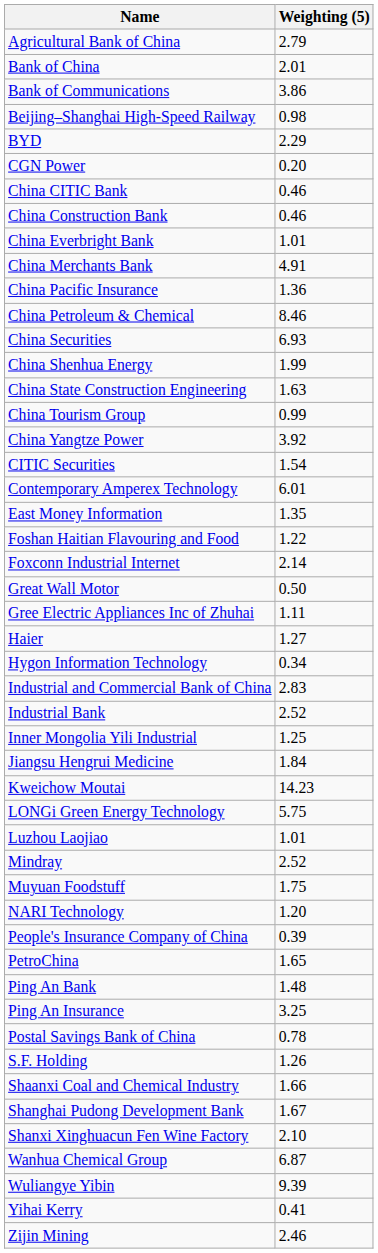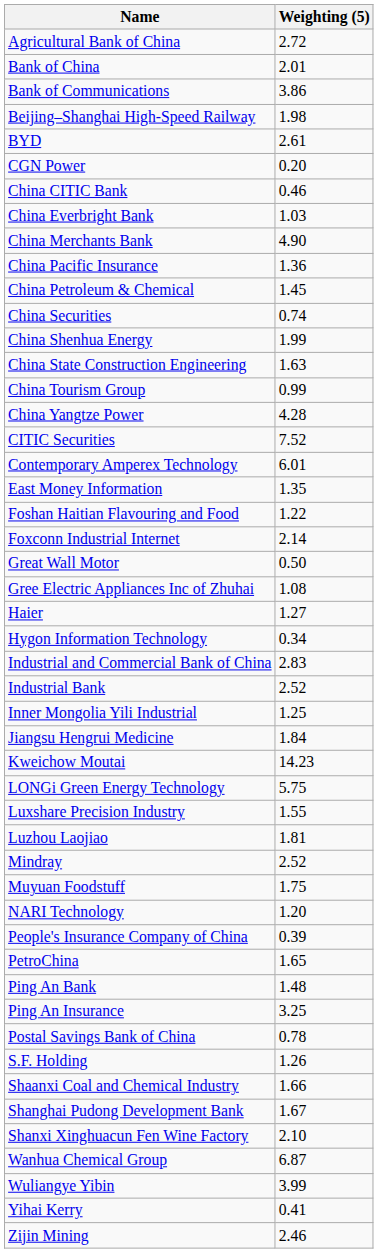(293, 41) 2.79 -> (293, 41) 2.72
(293, 116) 0.98 -> (293, 116) 1.98
(293, 141) 2.29 -> (293, 141) 2.61
- row: (88, 215)
(293, 240) 1.01 -> (293, 215) 1.03
(293, 265) 4.91 -> (293, 240) 4.90
(293, 315) 8.46 -> (293, 290) 1.45
(293, 340) 6.93 -> (293, 315) 0.74
(293, 439) 3.92 -> (293, 414) 4.28
(293, 464) 1.54 -> (293, 439) 7.52
(292, 613) 1.11 -> (293, 588) 1.08
+ row: (97, 812)
(293, 837) 1.01 -> (293, 837) 1.81
(293, 1185) 9.39 -> (293, 1185) 3.99
